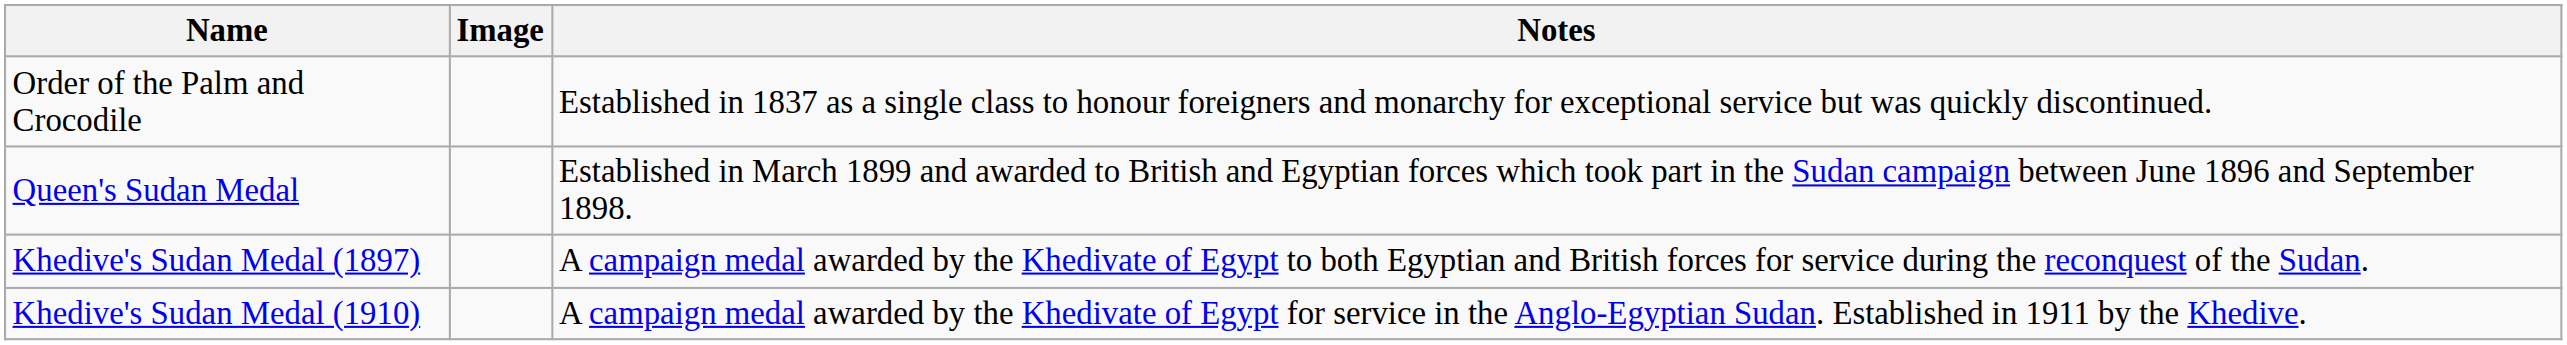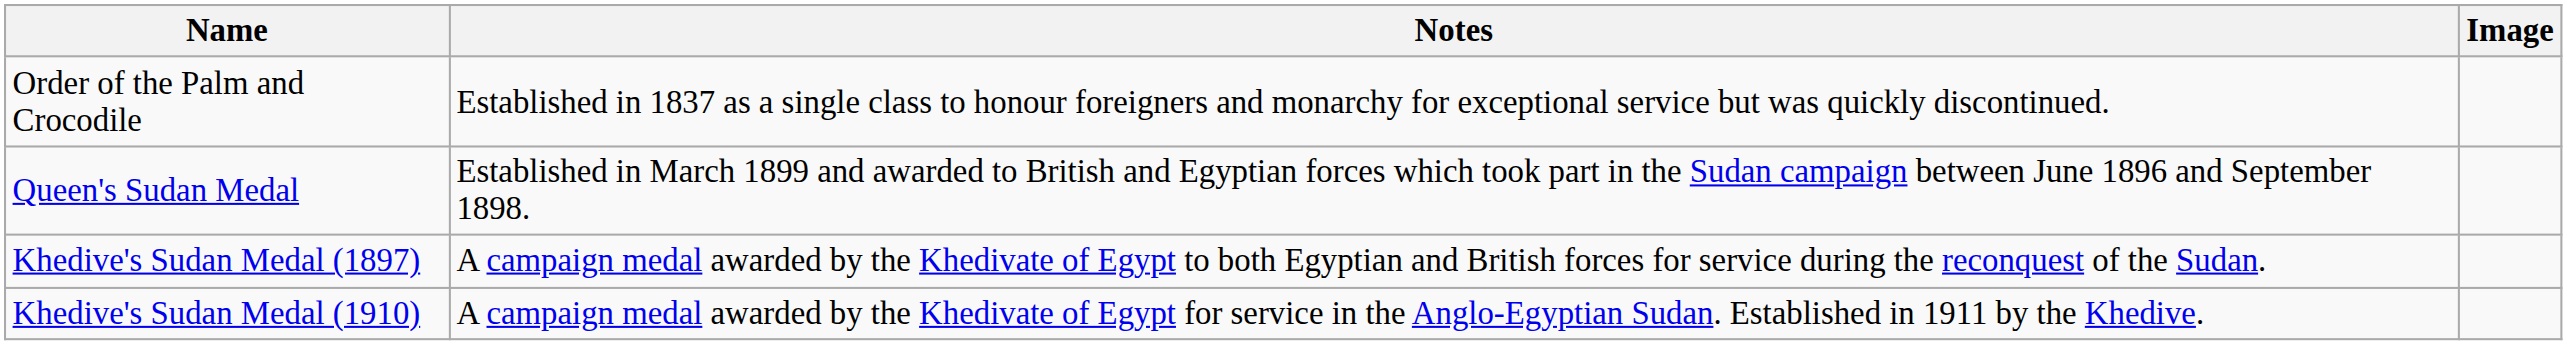columns swapped: (500, 30) <-> (1556, 30)
